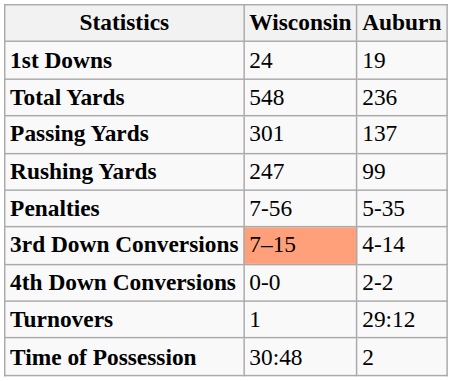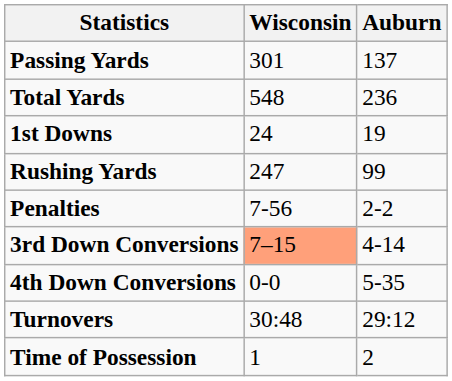rows swapped: (61, 60) <-> (79, 134)
(384, 208) 5-35 -> (378, 208) 2-2
(378, 282) 2-2 -> (384, 282) 5-35
(255, 319) 1 -> (276, 319) 30:48
(276, 356) 30:48 -> (255, 356) 1
